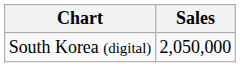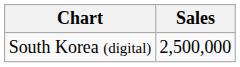(195, 47) 2,050,000 -> (195, 47) 2,500,000
